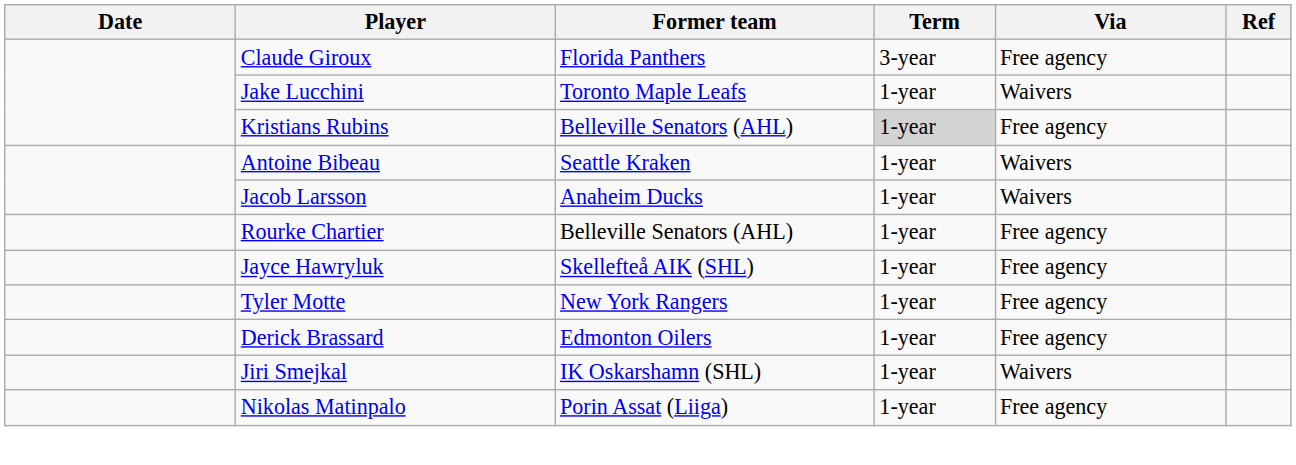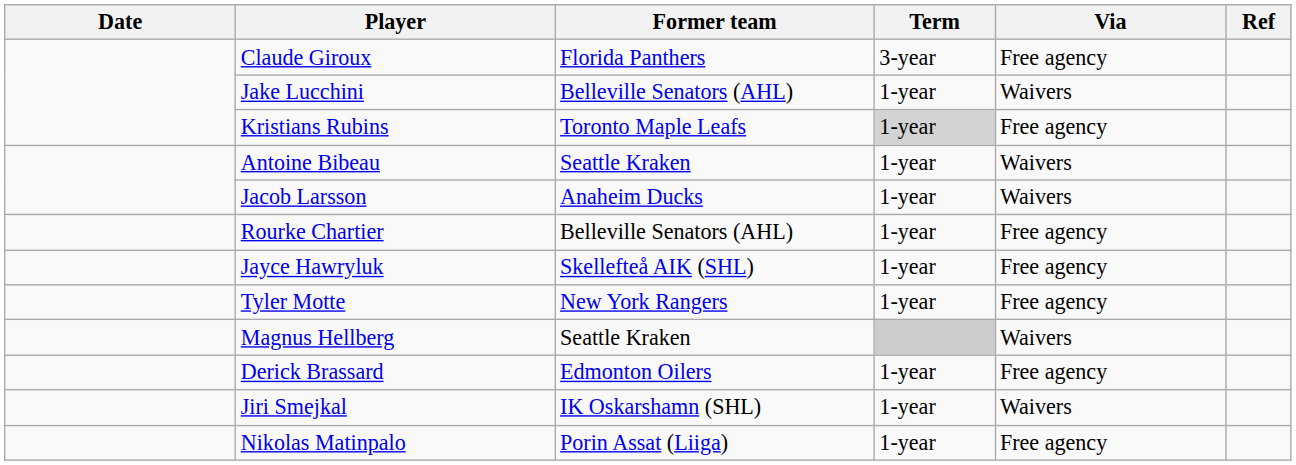(653, 92) Toronto Maple Leafs -> (677, 92) Belleville Senators (AHL)
(677, 127) Belleville Senators (AHL) -> (653, 127) Toronto Maple Leafs
+ row: (318, 337)
